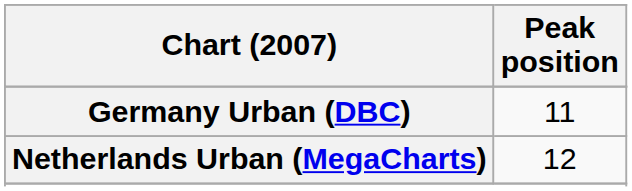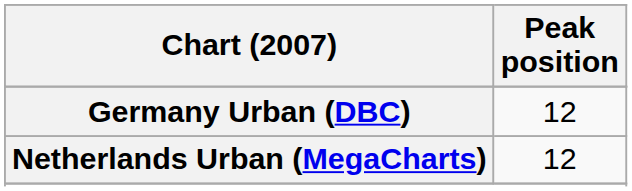(560, 111) 11 -> (560, 111) 12
